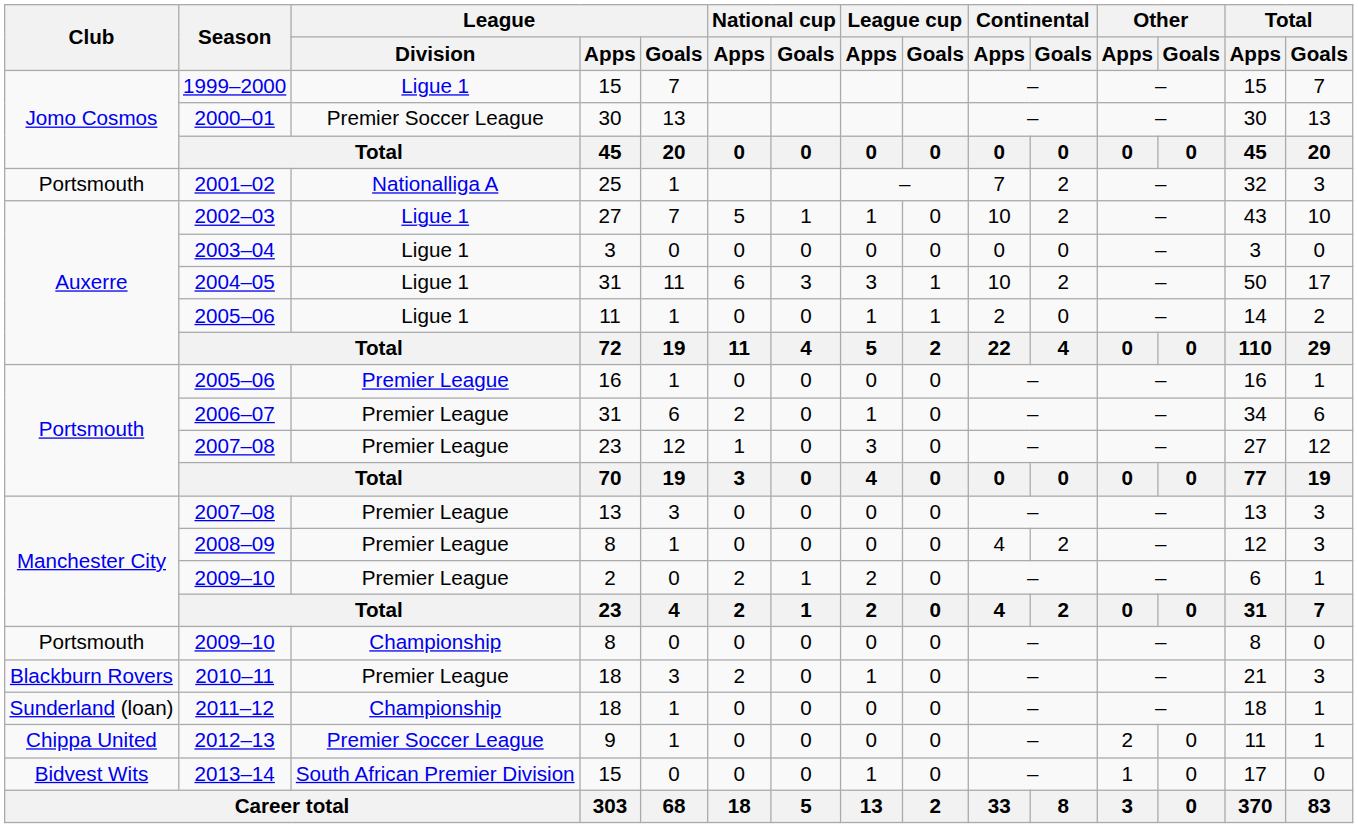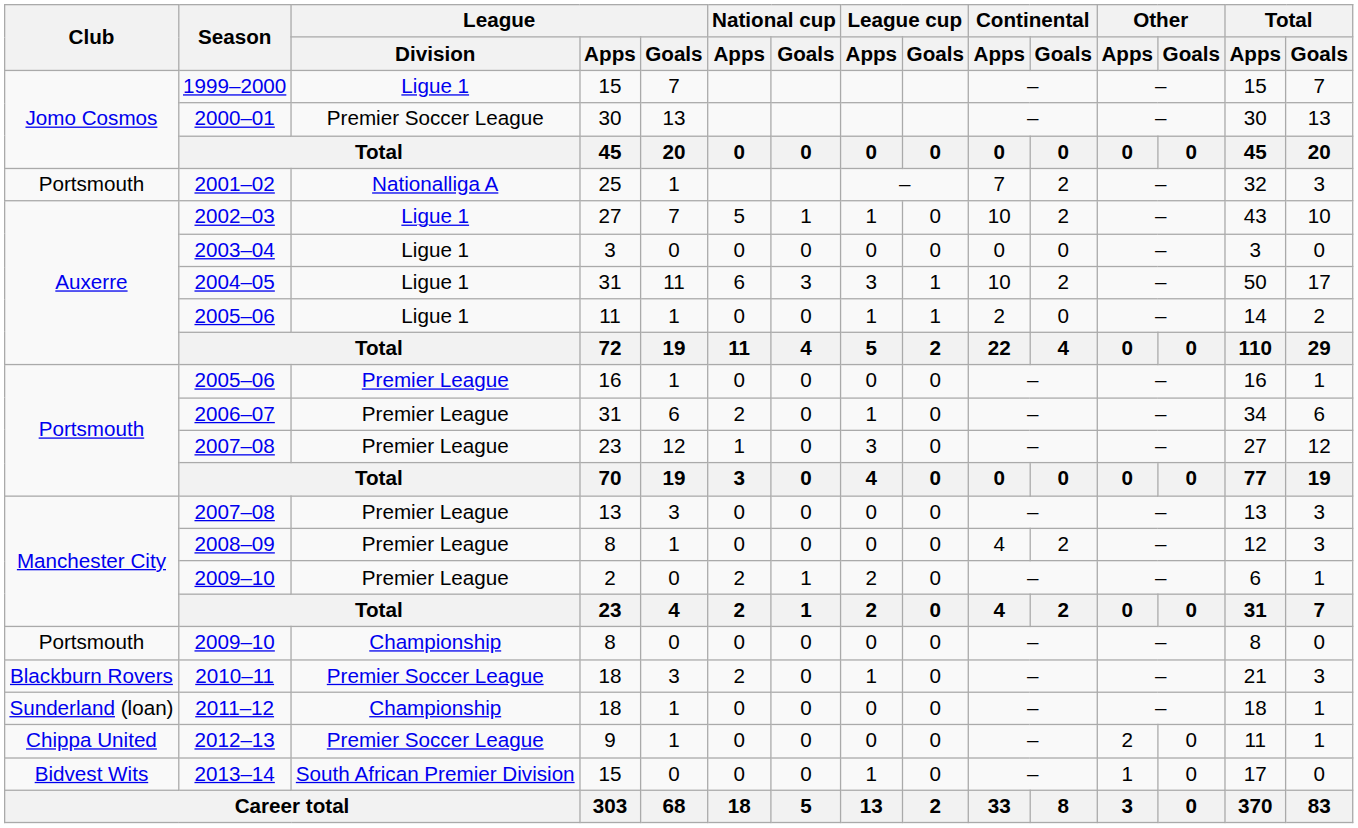(435, 675) Premier League -> (435, 675) Premier Soccer League
